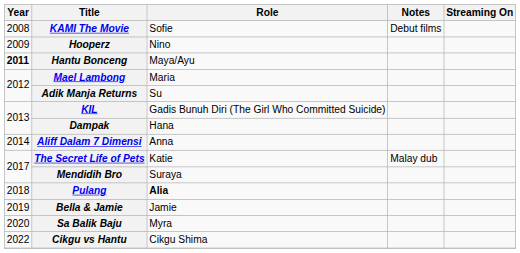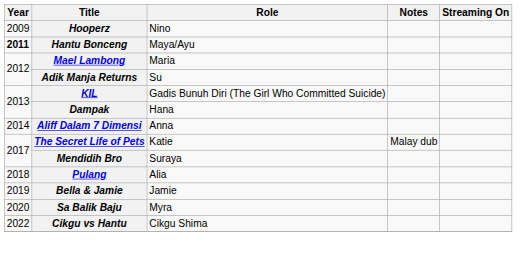- row: (89, 28)
(159, 191) bold -> (158, 175) normal
